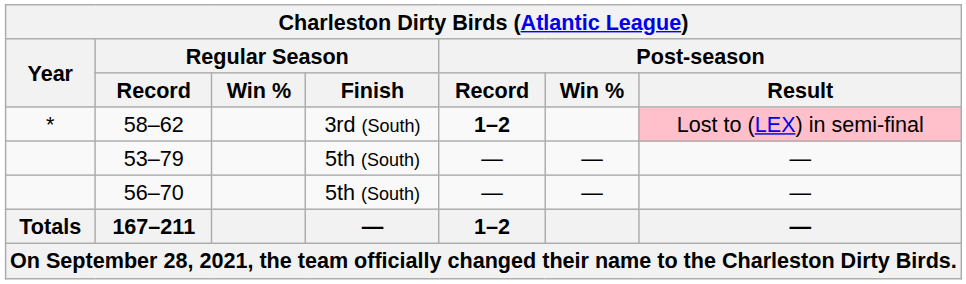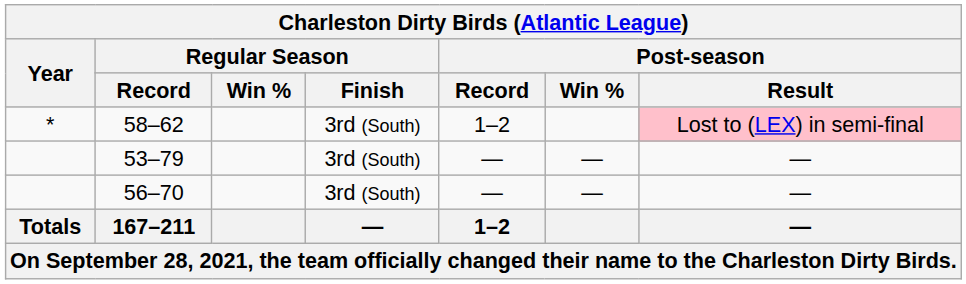(492, 124) bold -> (492, 124) normal
(372, 159) 5th (South) -> (372, 159) 3rd (South)
(372, 193) 5th (South) -> (372, 193) 3rd (South)
